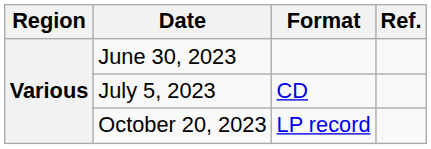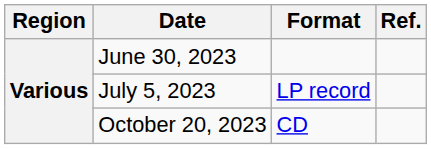(292, 90) CD -> (324, 90) LP record
(324, 125) LP record -> (292, 125) CD
